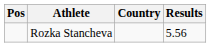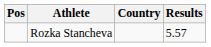(176, 32) 5.56 -> (176, 32) 5.57
